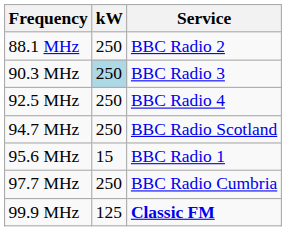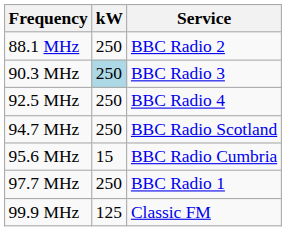(178, 156) BBC Radio 1 -> (204, 156) BBC Radio Cumbria
(204, 184) BBC Radio Cumbria -> (178, 184) BBC Radio 1
(173, 211) bold -> (171, 211) normal
